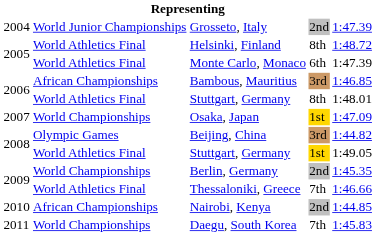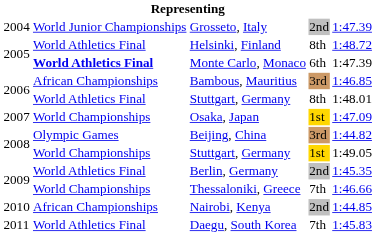(89, 63) normal -> (93, 63) bold
(89, 153) World Athletics Final -> (92, 153) World Championships
(92, 171) World Championships -> (89, 171) World Athletics Final
(89, 189) World Athletics Final -> (92, 189) World Championships
(92, 225) World Championships -> (89, 225) World Athletics Final
